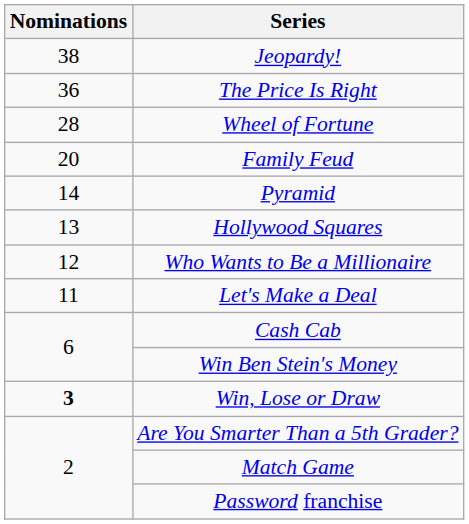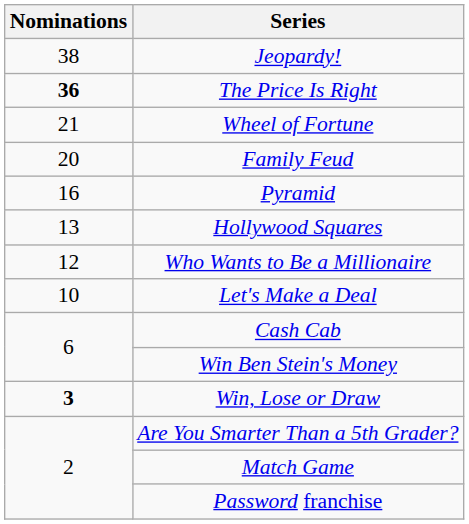(68, 90) normal -> (68, 90) bold
(68, 124) 28 -> (68, 124) 21
(68, 192) 14 -> (68, 192) 16
(68, 295) 11 -> (68, 295) 10
